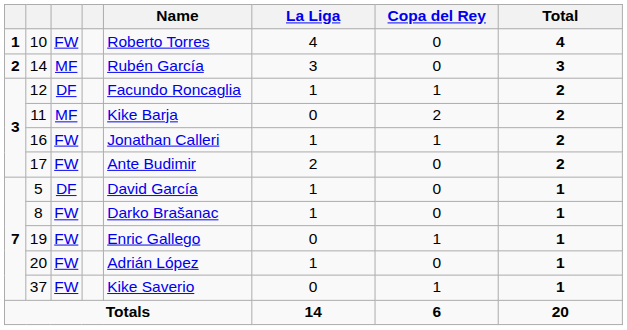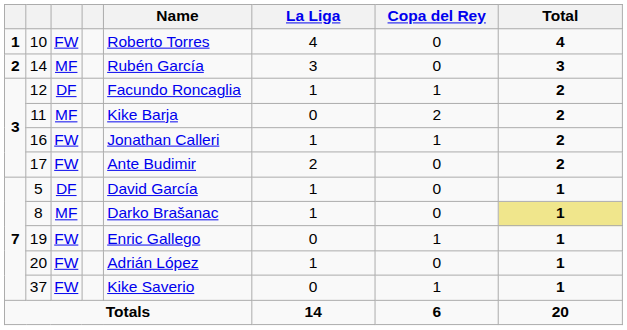(66, 213) FW -> (66, 213) MF
(560, 213) no background -> (560, 213) khaki background
